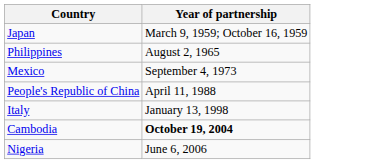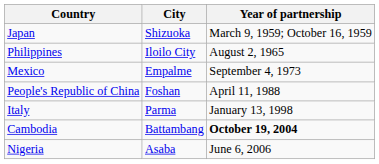+ column: (174, 14)
